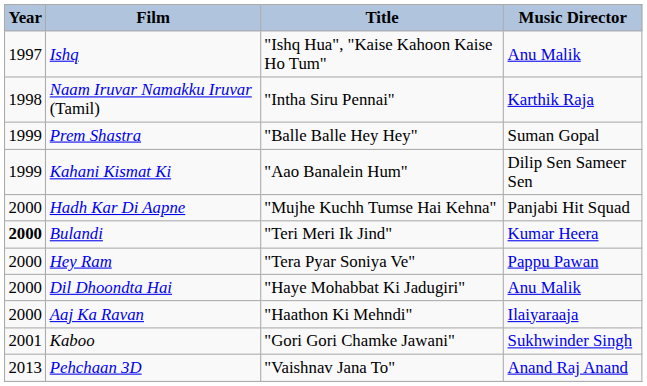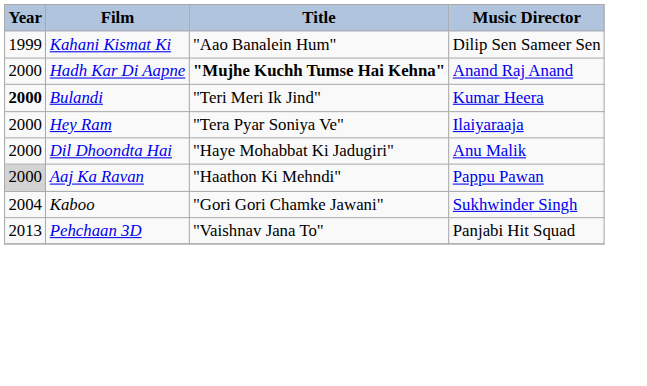- row: (64, 53)
- row: (151, 99)
- row: (95, 135)
(380, 207) normal -> (319, 71) bold
(569, 207) Panjabi Hit Squad -> (513, 71) Anand Raj Anand
(553, 261) Pappu Pawan -> (488, 124) Ilaiyaraaja
(25, 314) no background -> (25, 177) lightgrey background
(543, 314) Ilaiyaraaja -> (498, 177) Pappu Pawan
(25, 340) 2001 -> (25, 204) 2004
(568, 367) Anand Raj Anand -> (514, 230) Panjabi Hit Squad
